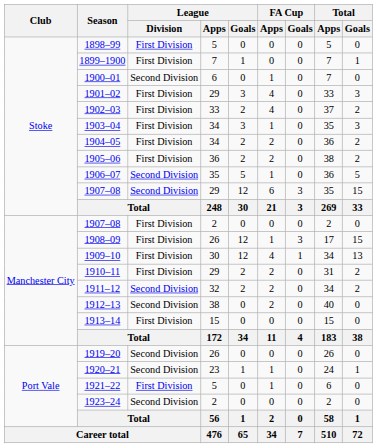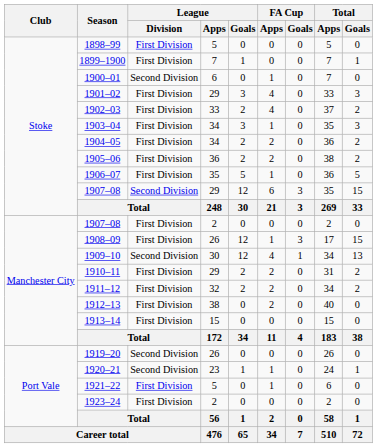(164, 175) Second Division -> (164, 175) First Division
(164, 256) First Division -> (164, 256) Second Division
(164, 288) Second Division -> (164, 288) First Division
(164, 304) Second Division -> (164, 304) First Division
(164, 402) Second Division -> (164, 402) First Division
